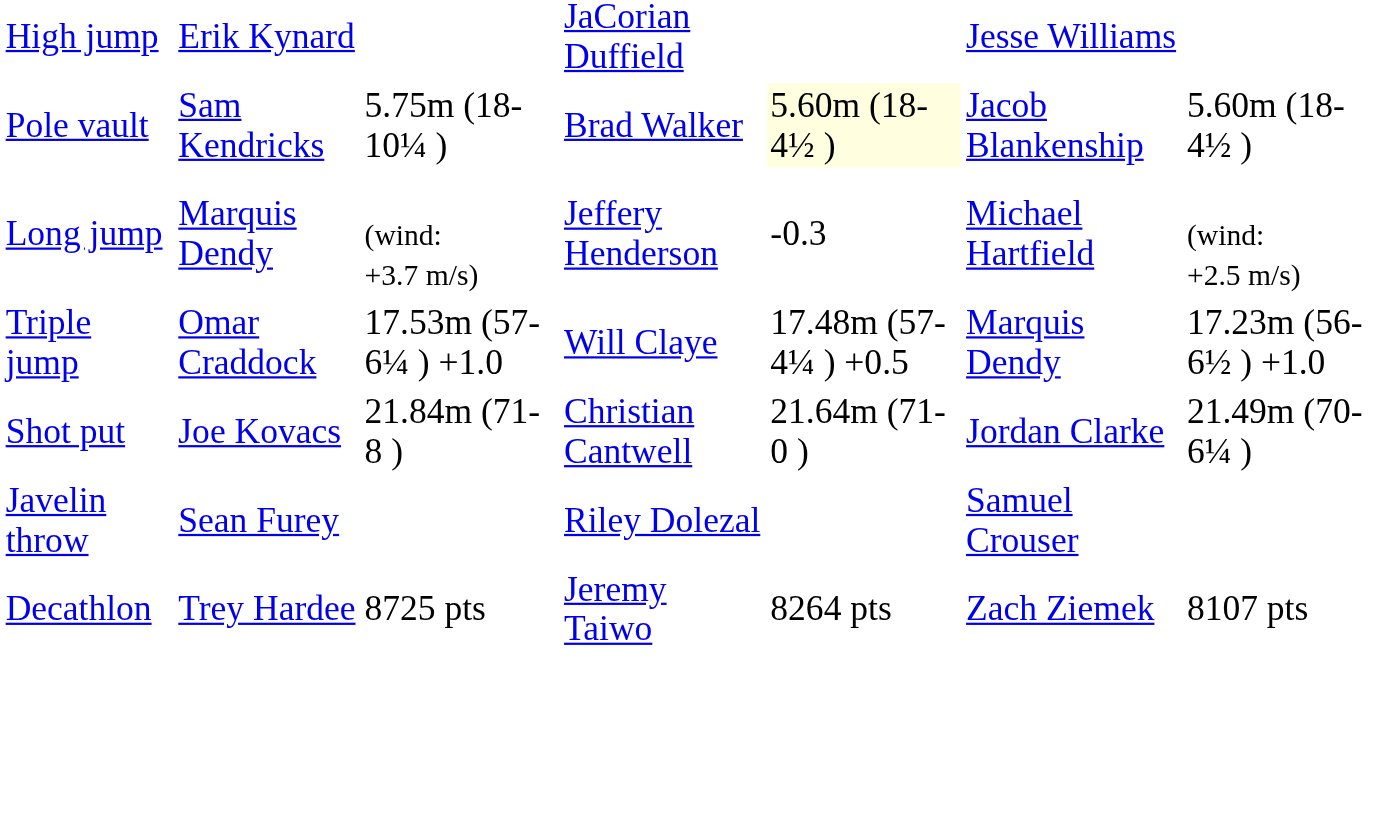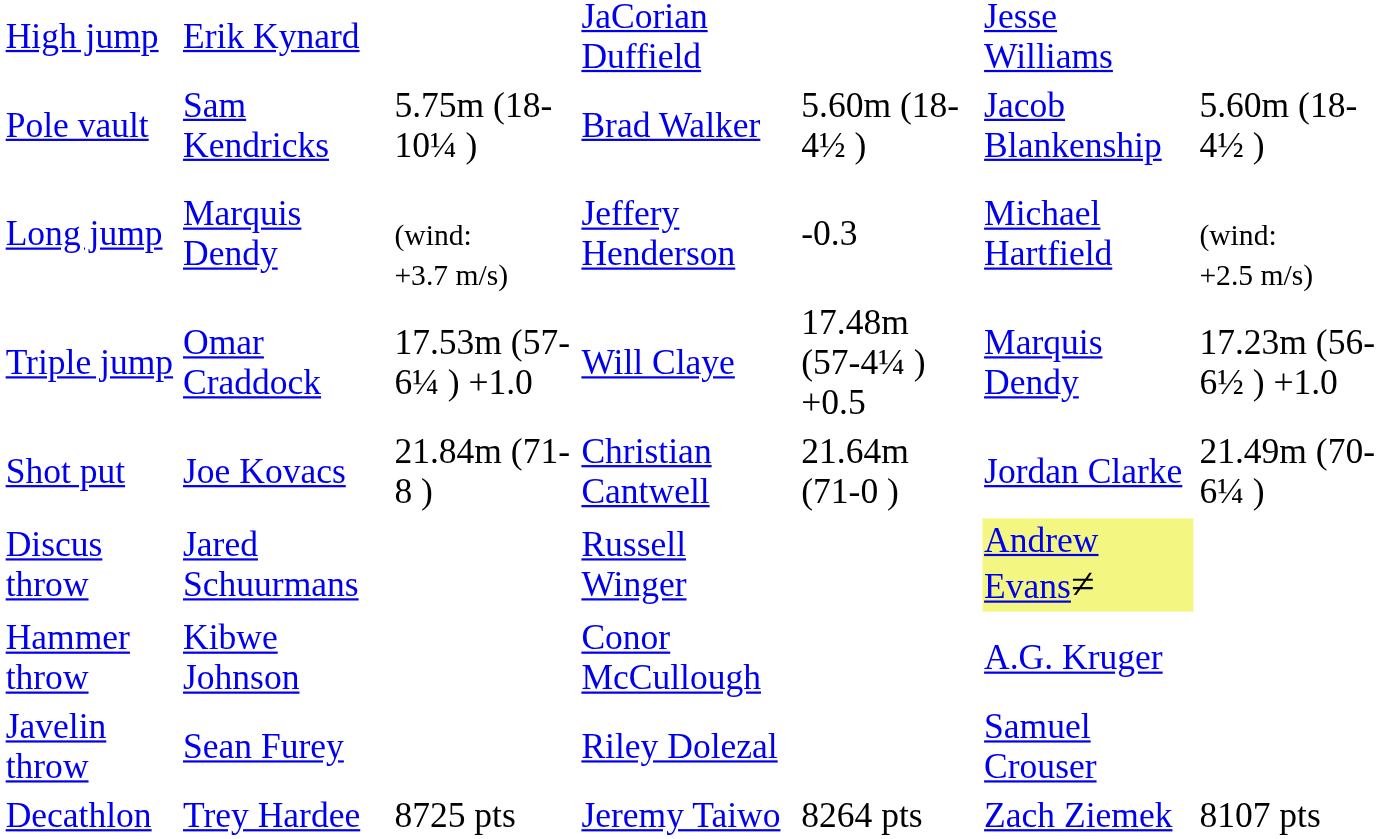(849, 124) lightyellow background -> (880, 124) no background
+ row: (54, 564)
+ row: (68, 657)
